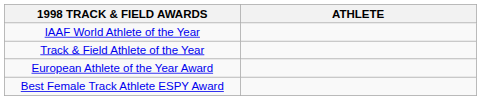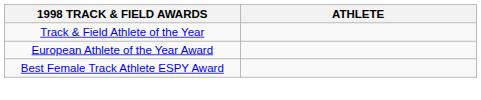- row: (122, 32)
